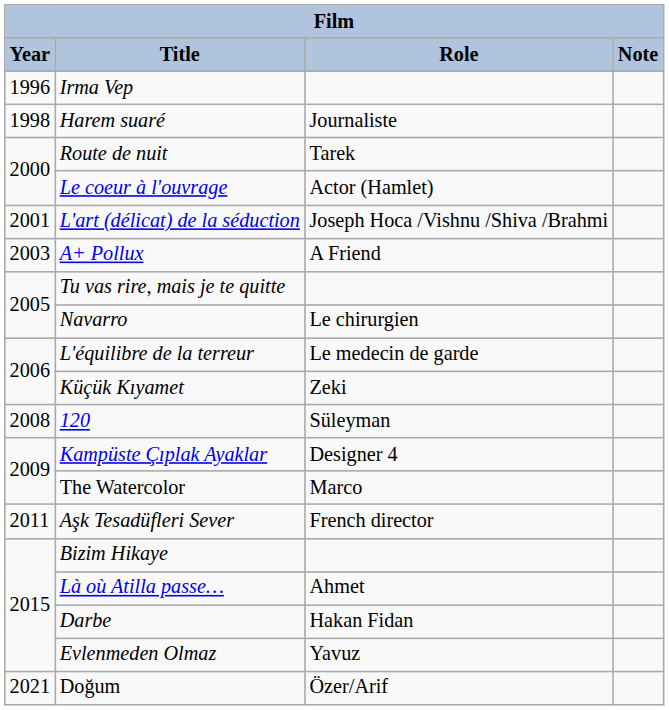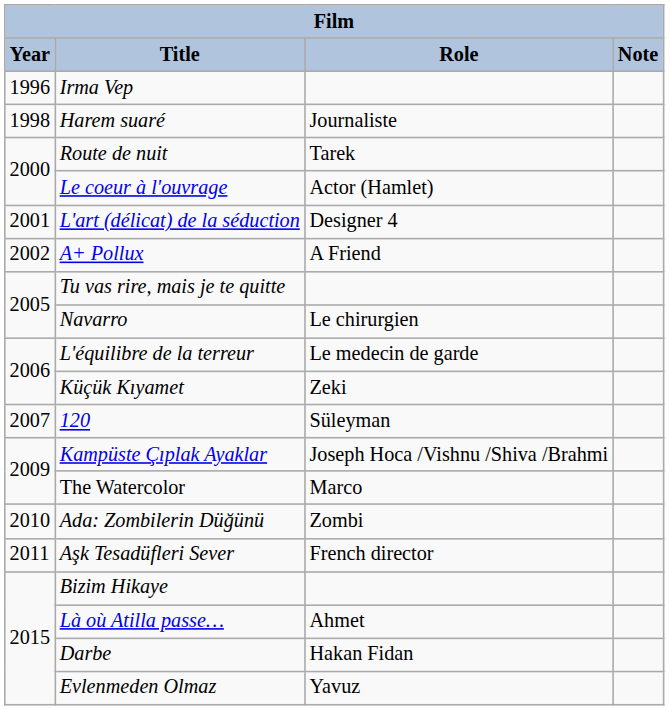(459, 220) Joseph Hoca /Vishnu /Shiva /Brahmi -> (354, 220) Designer 4
(30, 254) 2003 -> (30, 254) 2002
(30, 420) 2008 -> (30, 420) 2007
(354, 454) Designer 4 -> (459, 454) Joseph Hoca /Vishnu /Shiva /Brahmi
+ row: (162, 520)
- row: (90, 687)
